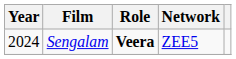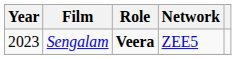(24, 41) 2024 -> (24, 41) 2023
